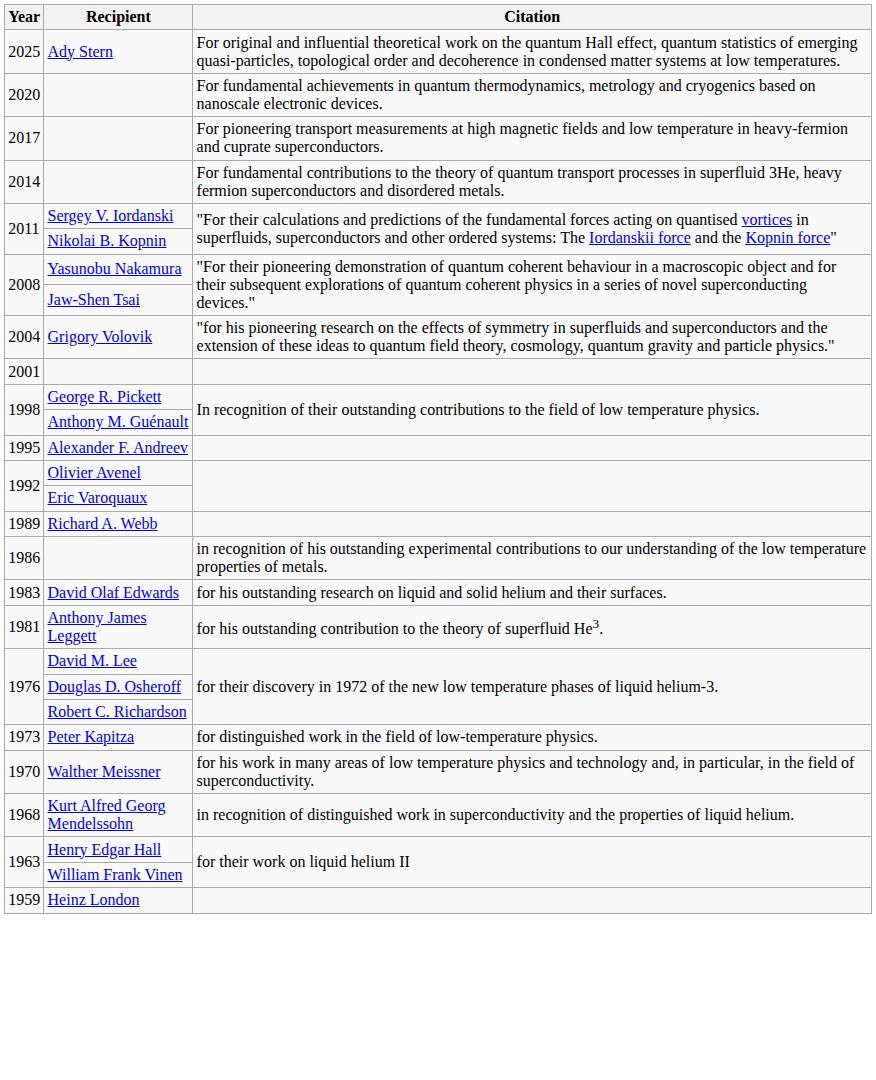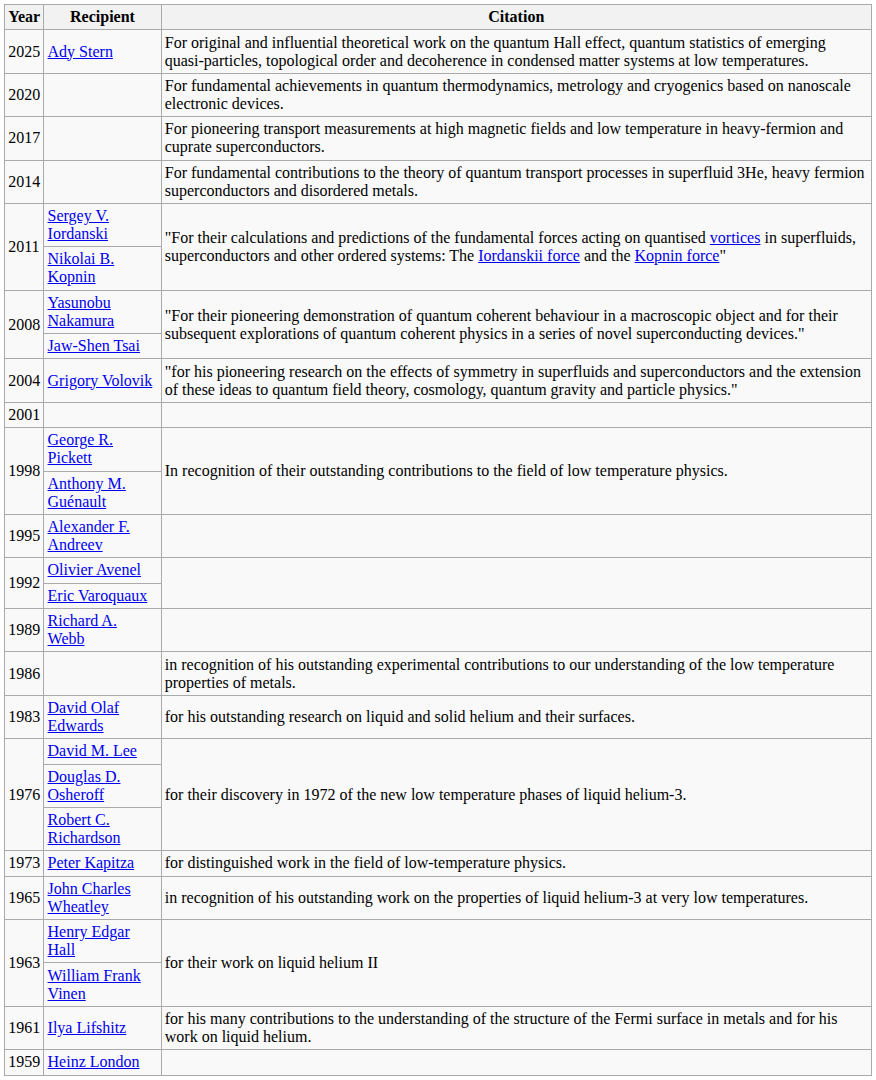- row: (24, 626)
- row: (24, 771)
- row: (24, 815)
+ row: (24, 897)
+ row: (24, 1027)
